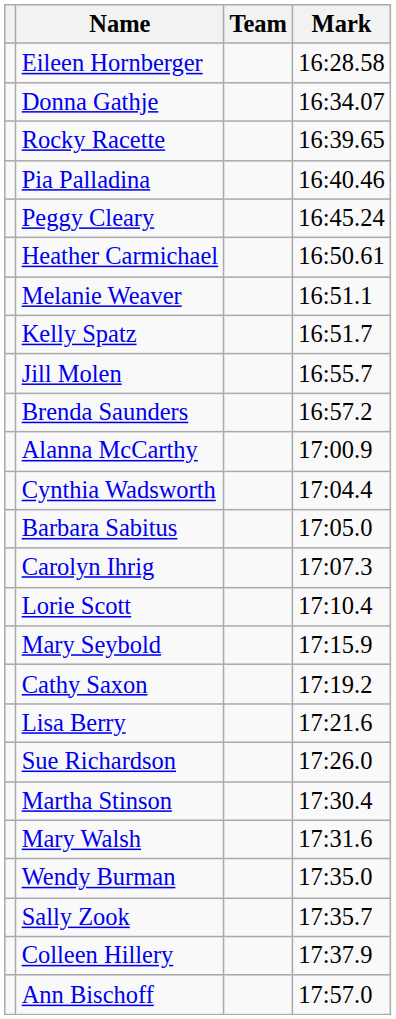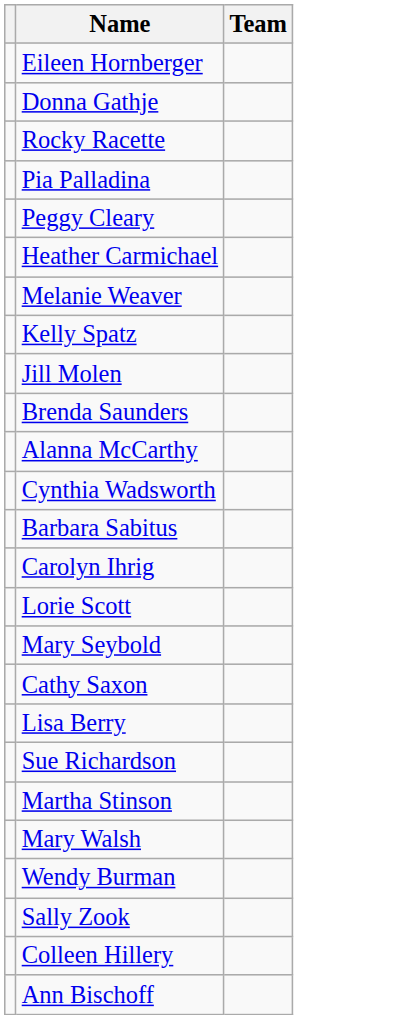- column: (341, 23)
